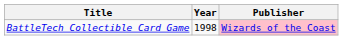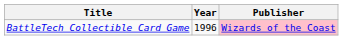(205, 28) 1998 -> (205, 28) 1996
